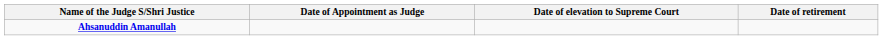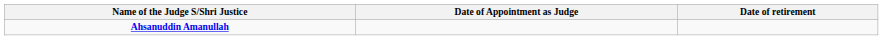- column: (606, 12)
